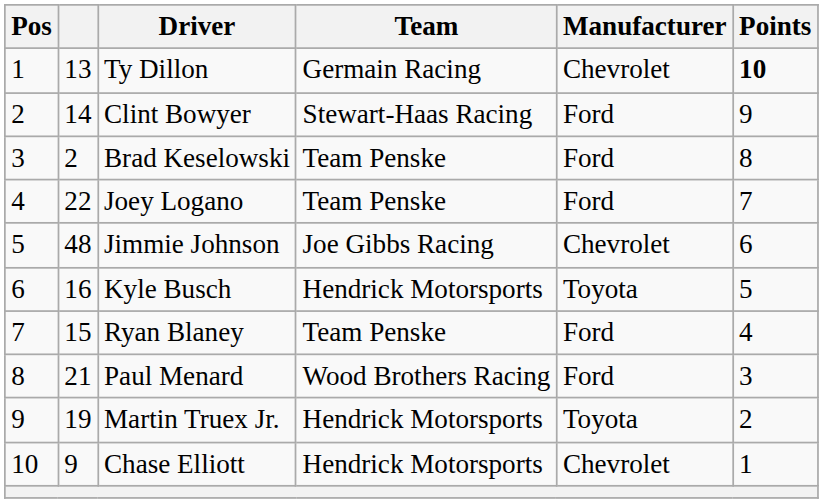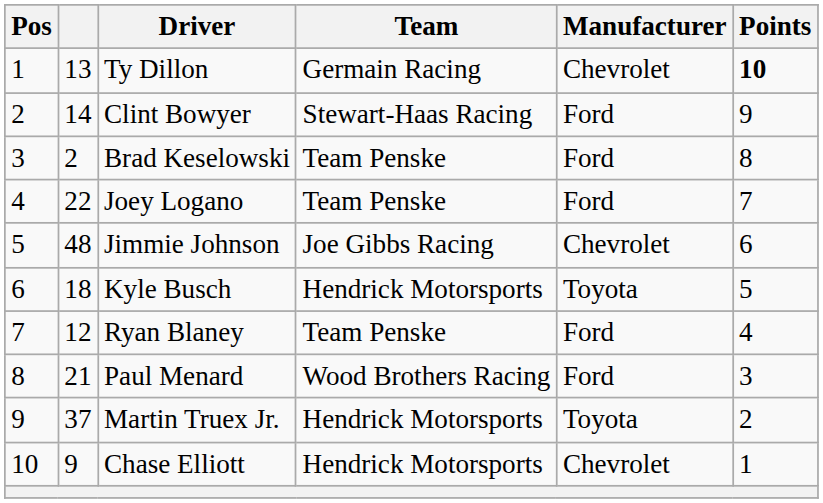(78, 288) 16 -> (78, 288) 18
(78, 331) 15 -> (78, 331) 12
(78, 419) 19 -> (78, 419) 37
